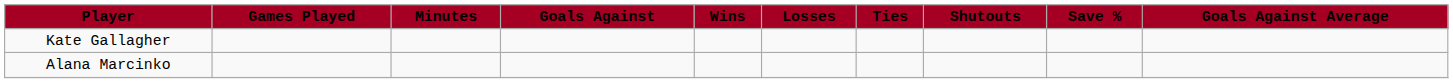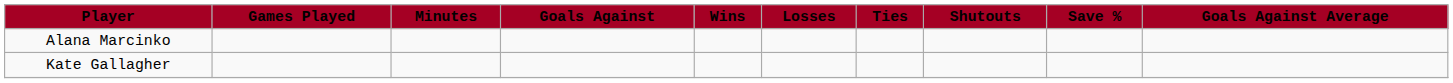rows swapped: (108, 65) <-> (108, 41)
